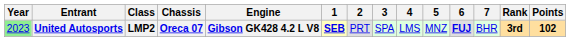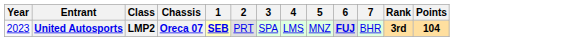- column: (263, 12)
(18, 28) lightgreen background -> (18, 28) no background
(548, 28) 102 -> (431, 28) 104
